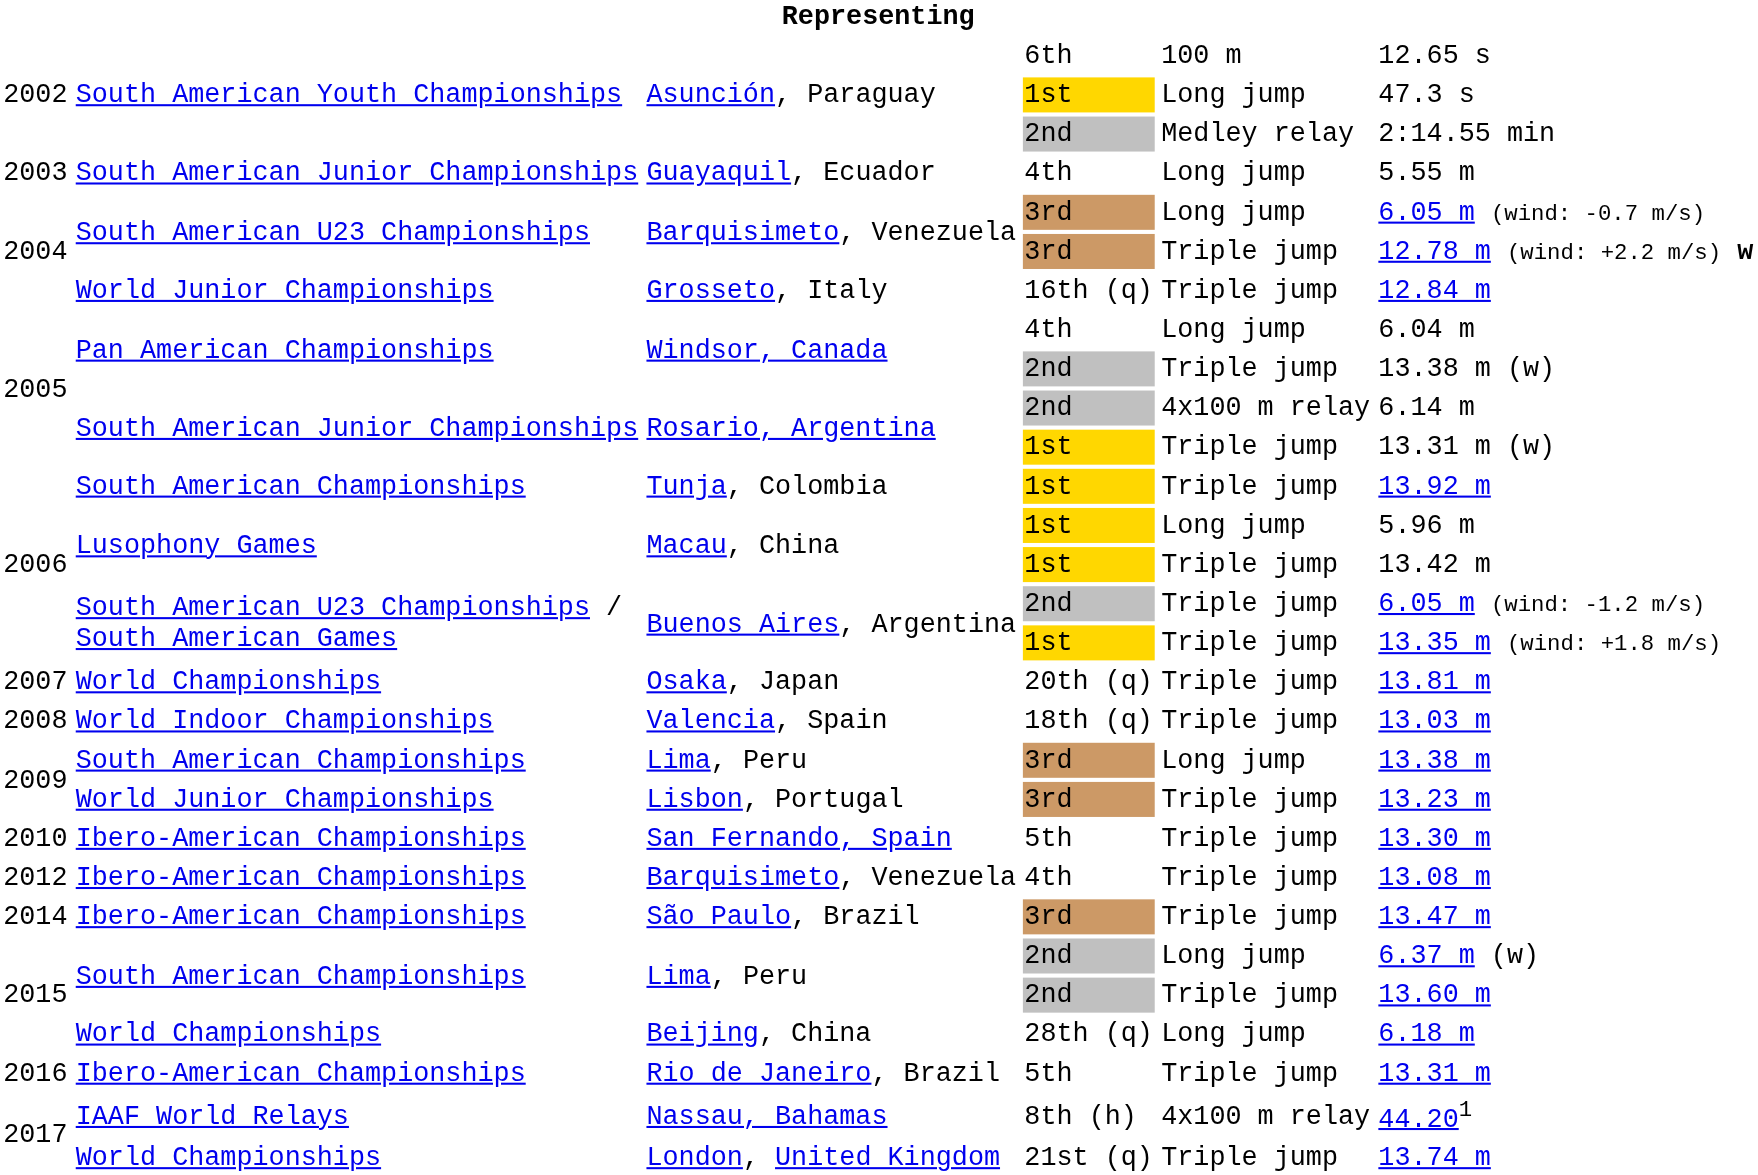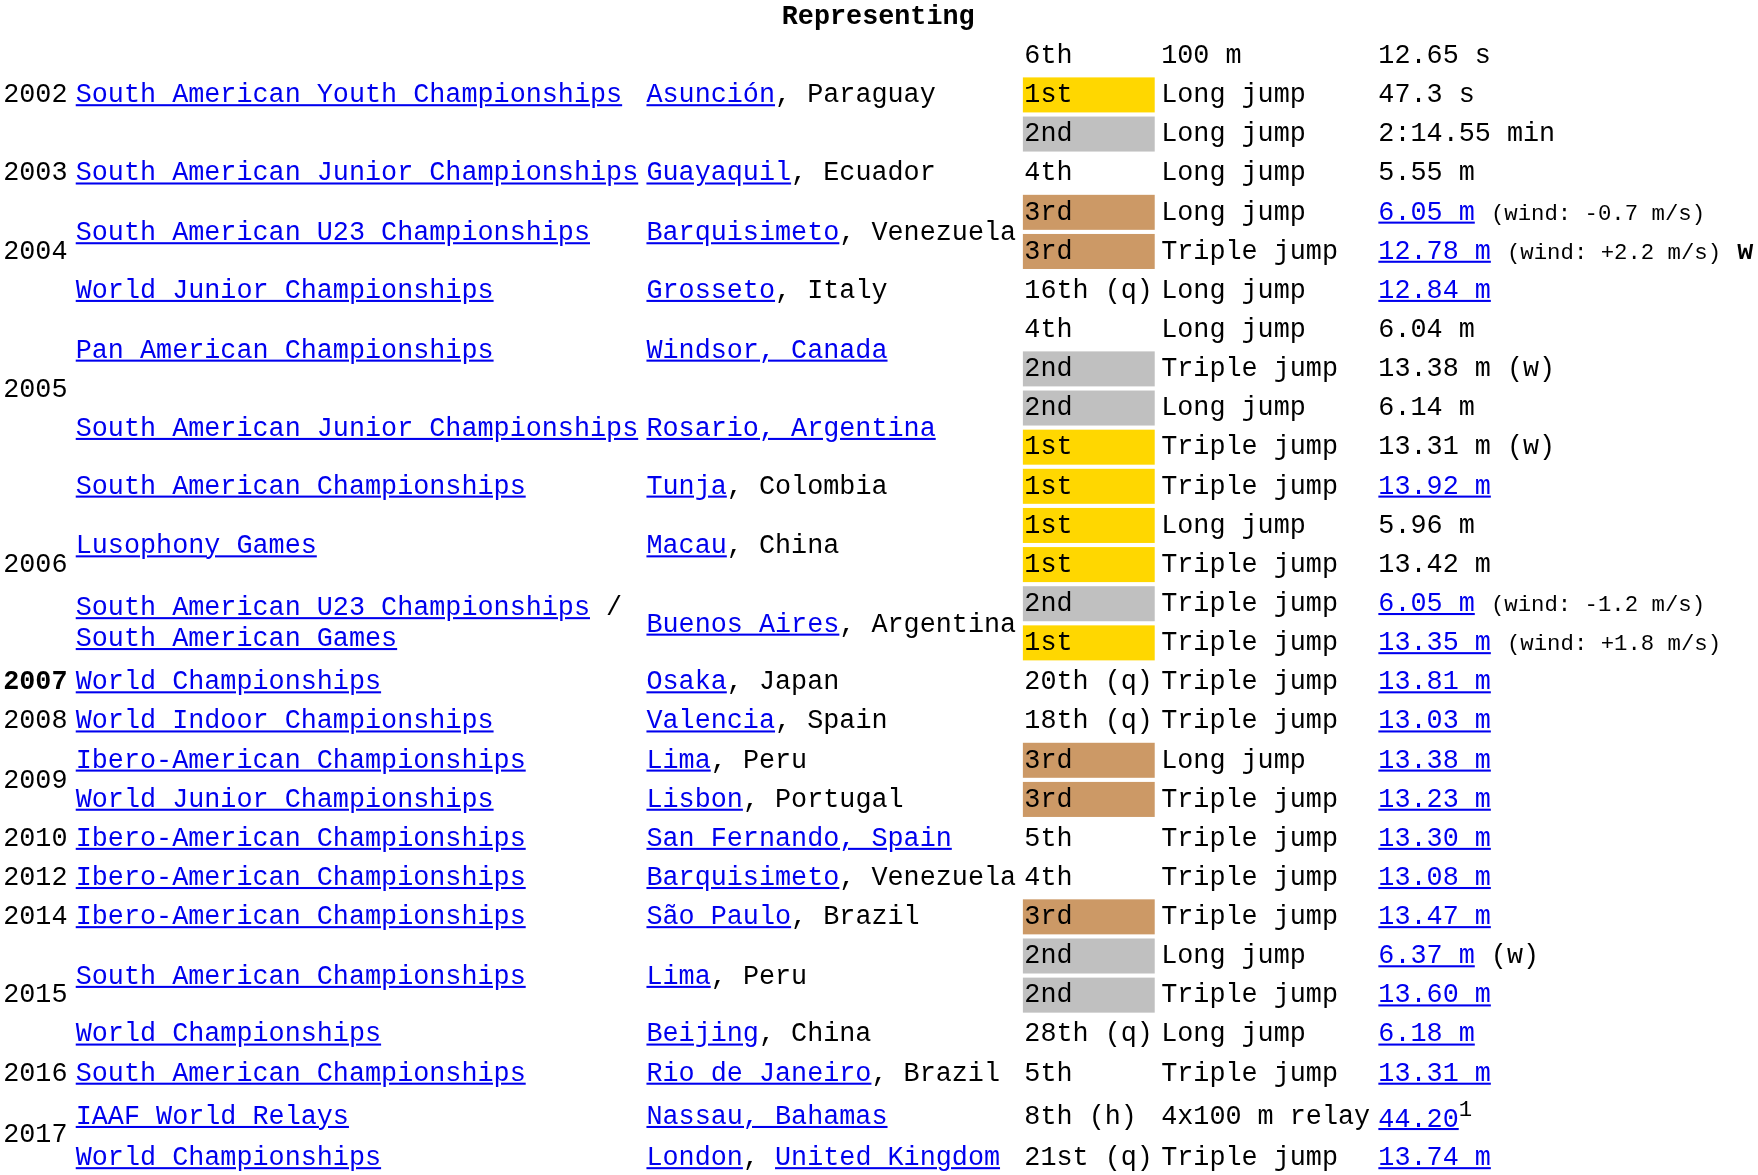(1258, 134) Medley relay -> (1234, 134) Long jump
(1250, 291) Triple jump -> (1234, 291) Long jump
(1266, 408) 4x100 m relay -> (1234, 408) Long jump
(35, 682) normal -> (35, 682) bold
(301, 760) South American Championships -> (301, 760) Ibero-American Championships
(301, 1073) Ibero-American Championships -> (301, 1073) South American Championships
